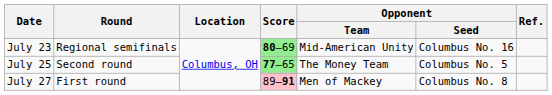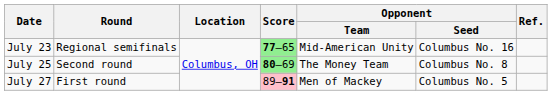(279, 47) 80–69 -> (279, 47) 77–65
(279, 64) 77–65 -> (279, 64) 80–69
(463, 64) Columbus No. 5 -> (463, 64) Columbus No. 8
(463, 82) Columbus No. 8 -> (463, 82) Columbus No. 5
